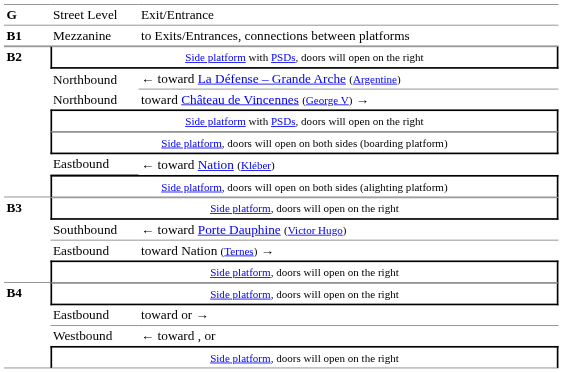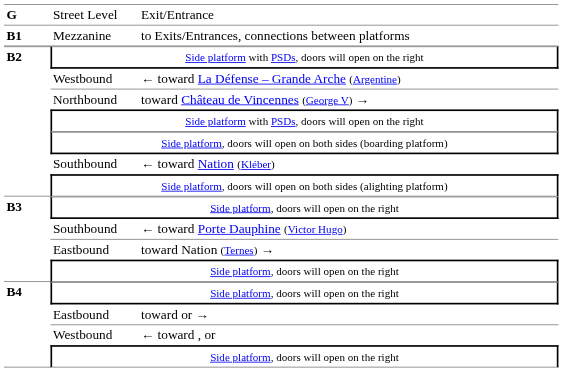(85, 79) Northbound -> (83, 78) Westbound
(81, 164) Eastbound -> (85, 164) Southbound
